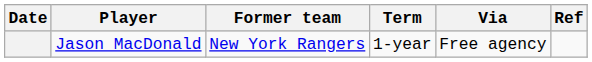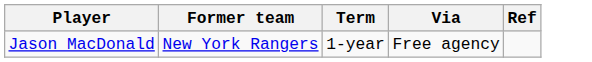- column: (28, 18)
